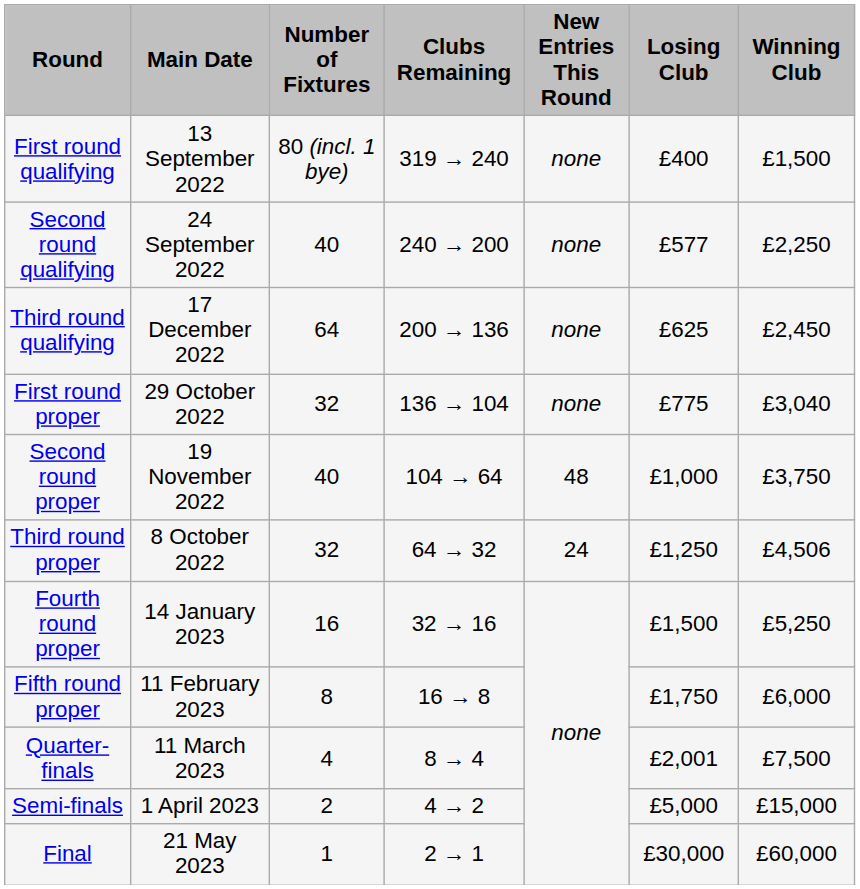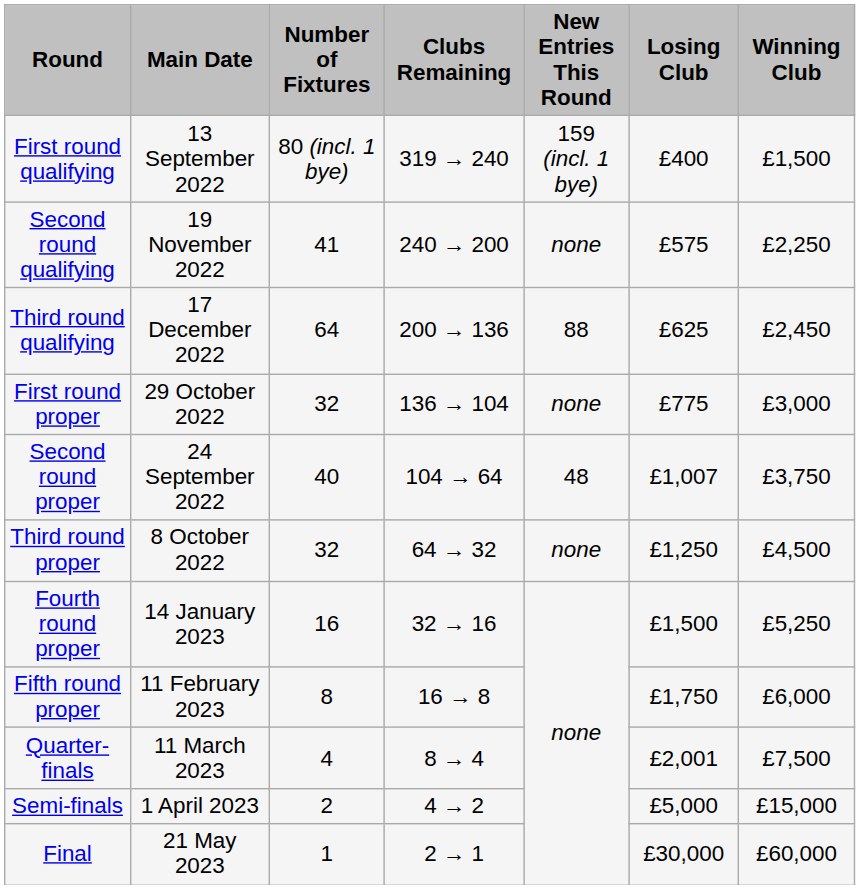(576, 158) none -> (576, 158) 159 (incl. 1 bye)
(200, 244) 24 September 2022 -> (200, 244) 19 November 2022
(327, 244) 40 -> (327, 244) 41
(684, 244) £577 -> (684, 244) £575
(576, 330) none -> (576, 330) 88
(796, 403) £3,040 -> (796, 403) £3,000
(200, 477) 19 November 2022 -> (200, 477) 24 September 2022
(684, 477) £1,000 -> (684, 477) £1,007
(576, 550) 24 -> (576, 550) none
(796, 550) £4,506 -> (796, 550) £4,500
